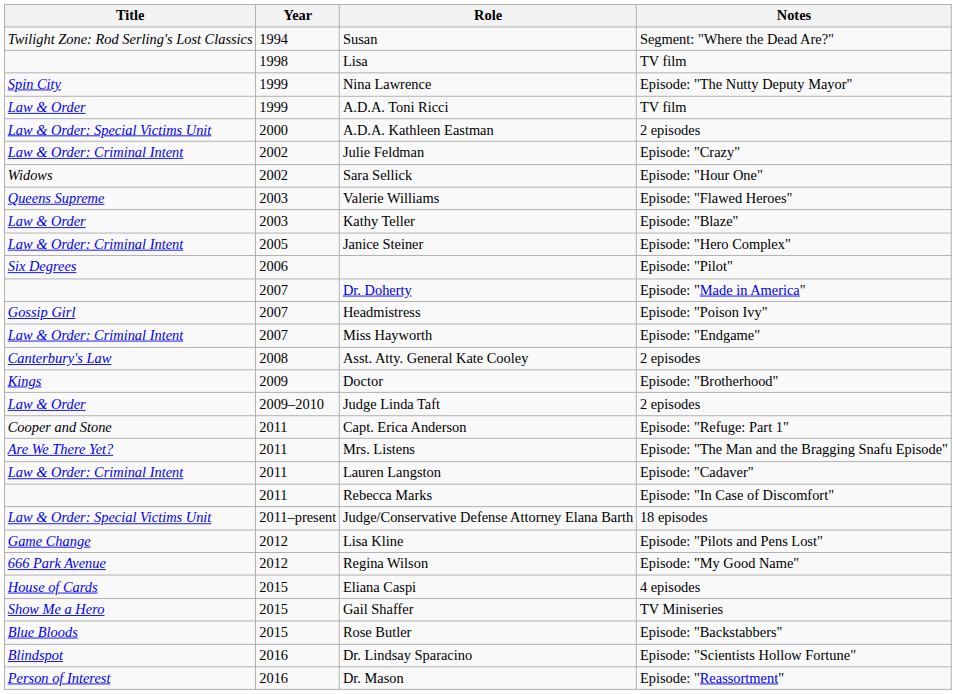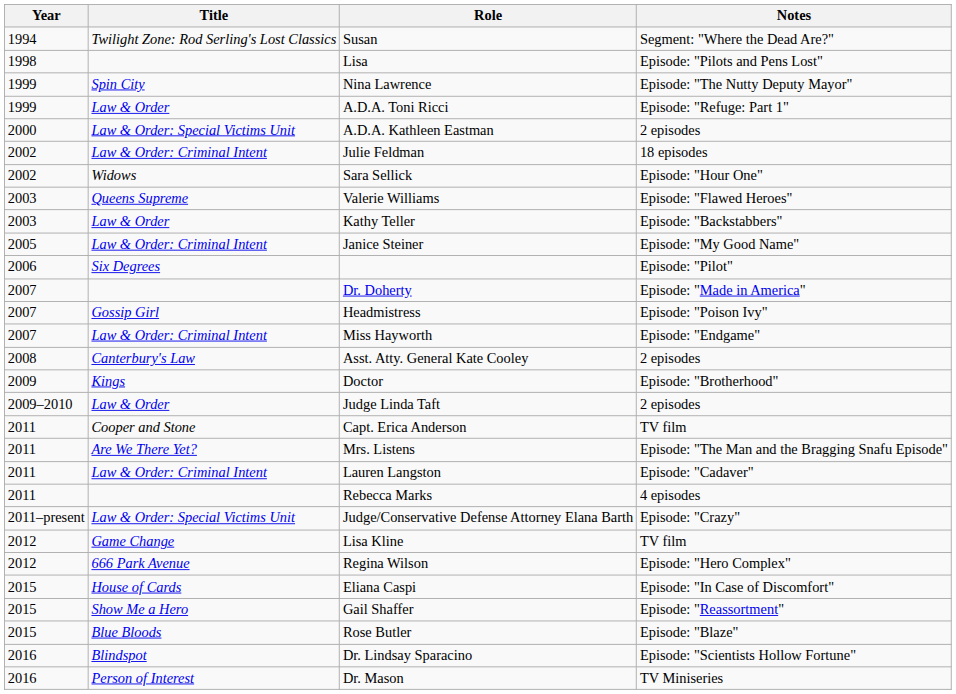columns swapped: (298, 15) <-> (130, 15)
(663, 61) TV film -> (731, 61) Episode: "Pilots and Pens Lost"
(663, 107) TV film -> (714, 107) Episode: "Refuge: Part 1"
(690, 152) Episode: "Crazy" -> (674, 152) 18 episodes
(689, 221) Episode: "Blaze" -> (711, 221) Episode: "Backstabbers"
(715, 244) Episode: "Hero Complex" -> (720, 244) Episode: "My Good Name"
(714, 426) Episode: "Refuge: Part 1" -> (663, 426) TV film
(737, 495) Episode: "In Case of Discomfort" -> (670, 495) 4 episodes
(674, 518) 18 episodes -> (690, 518) Episode: "Crazy"
(731, 541) Episode: "Pilots and Pens Lost" -> (663, 541) TV film
(720, 564) Episode: "My Good Name" -> (715, 564) Episode: "Hero Complex"
(670, 586) 4 episodes -> (737, 586) Episode: "In Case of Discomfort"
(682, 609) TV Miniseries -> (712, 609) Episode: "Reassortment"
(711, 632) Episode: "Backstabbers" -> (689, 632) Episode: "Blaze"
(712, 678) Episode: "Reassortment" -> (682, 678) TV Miniseries
